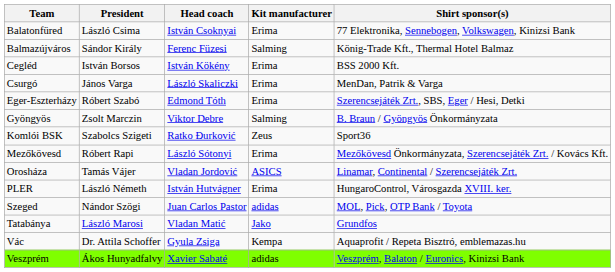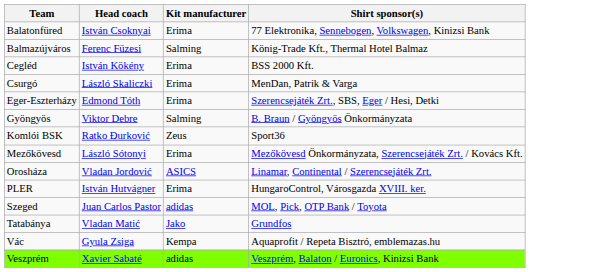- column: (122, 13)
